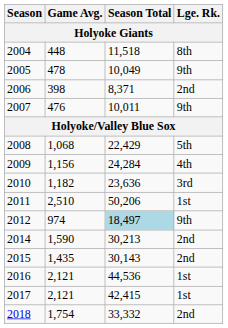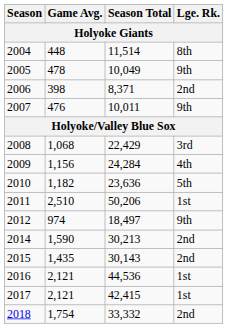(124, 51) 11,518 -> (124, 51) 11,514
(184, 145) 5th -> (185, 145) 3rd
(185, 182) 3rd -> (184, 182) 5th
(124, 220) lightblue background -> (124, 220) no background
